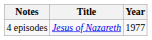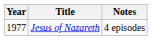columns swapped: (135, 12) <-> (27, 12)
